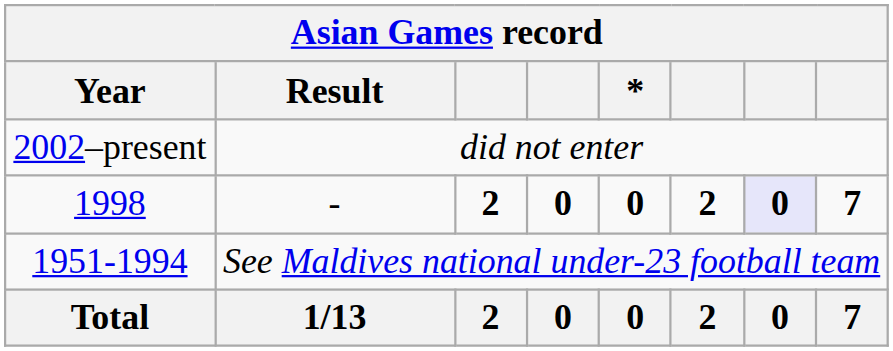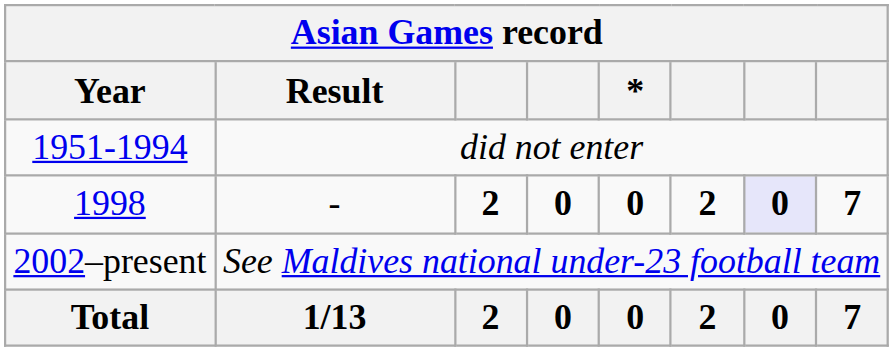(110, 146) 2002–present -> (110, 146) 1951-1994
(110, 260) 1951-1994 -> (110, 260) 2002–present
